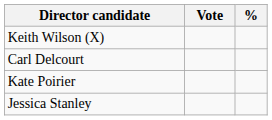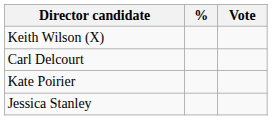columns swapped: (210, 15) <-> (251, 15)
